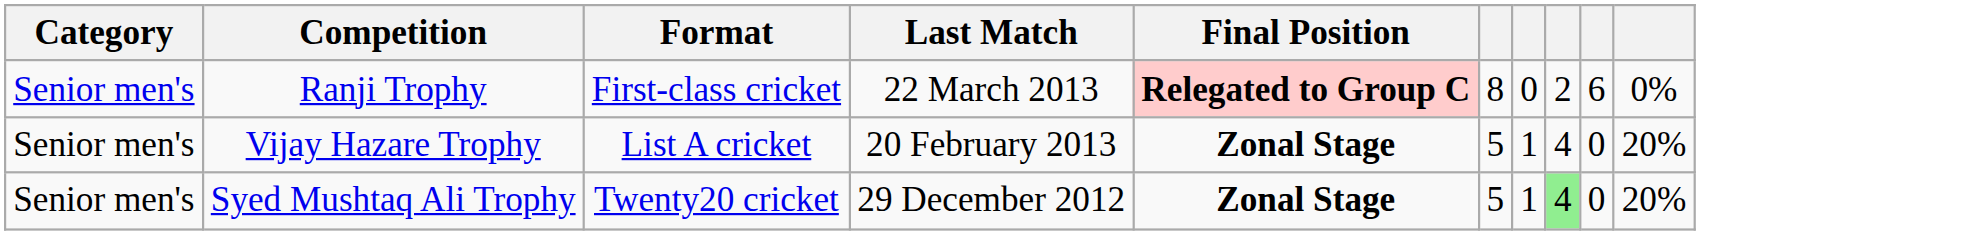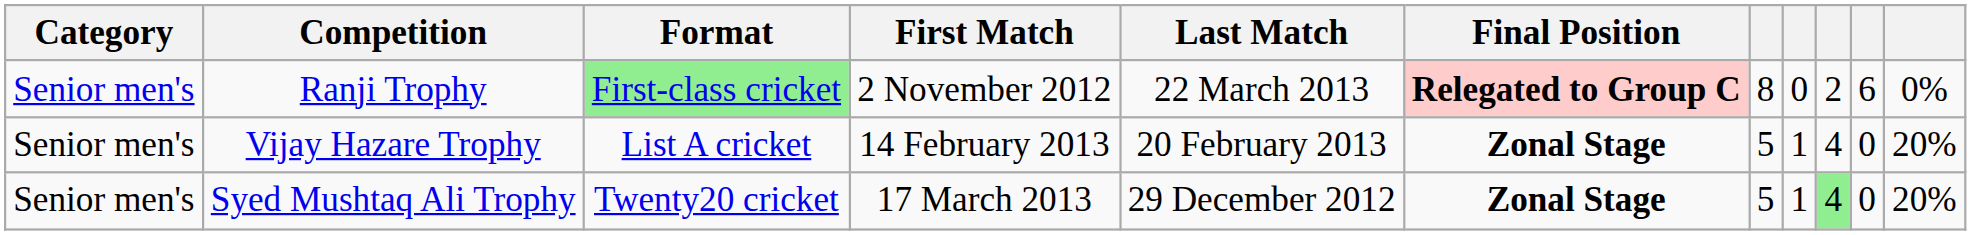+ column: (984, 32)
(716, 88) no background -> (716, 88) lightgreen background
